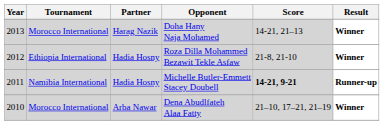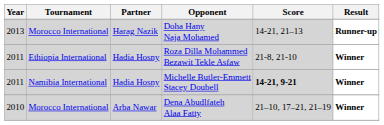(350, 32) Winner -> (356, 32) Runner-up
(15, 57) 2012 -> (15, 57) 2011
(356, 82) Runner-up -> (350, 82) Winner
